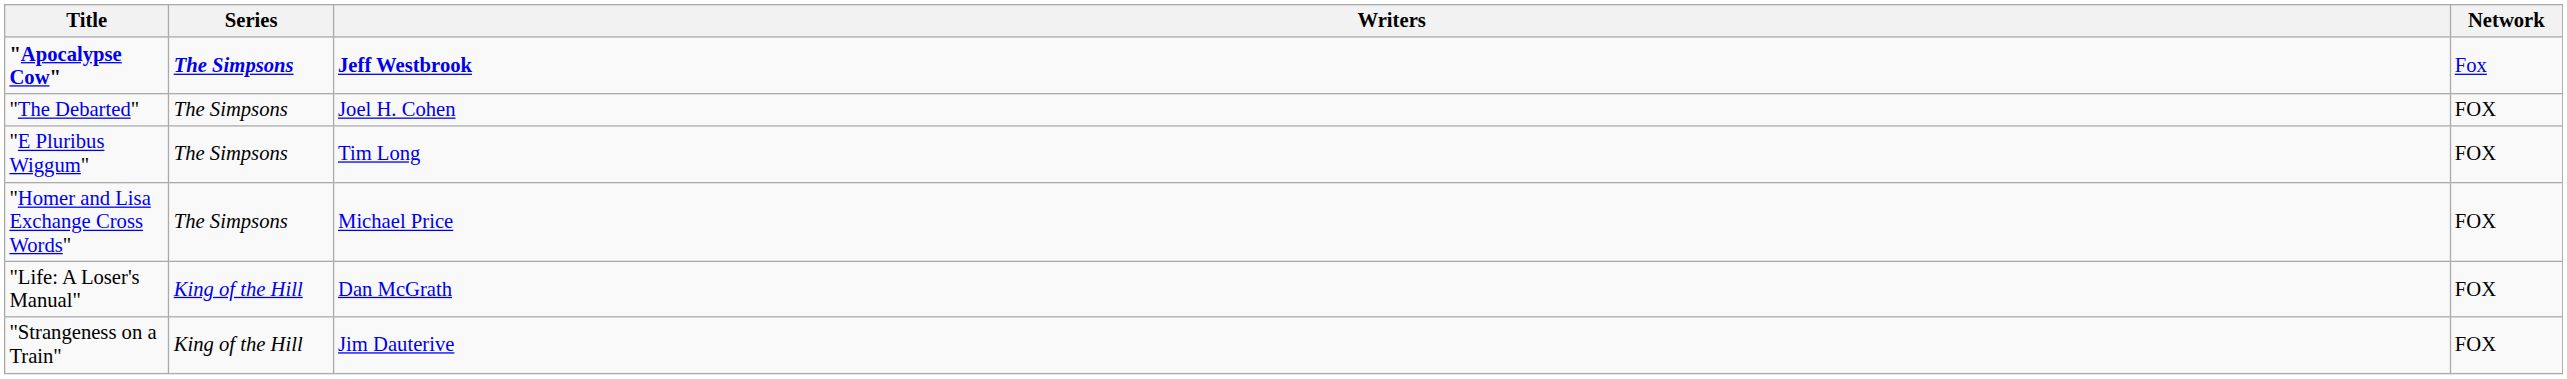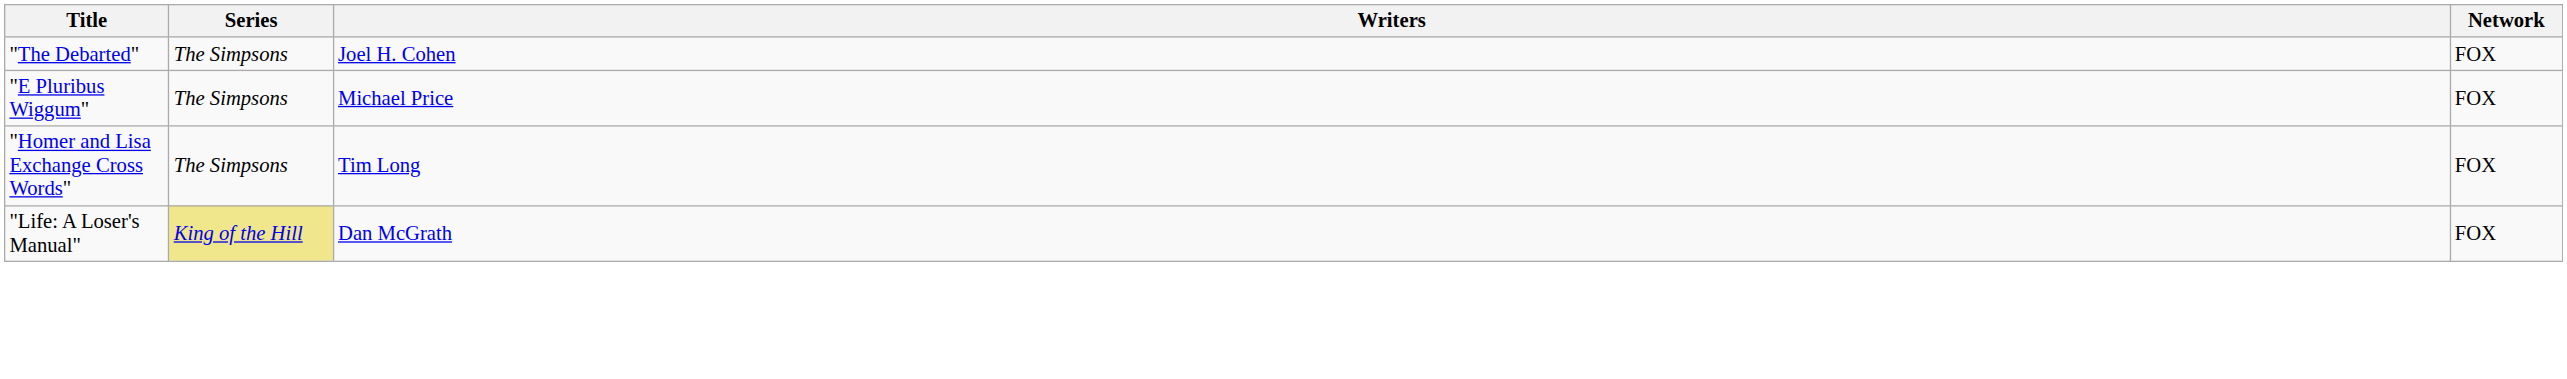- row: (66, 65)
(379, 153) Tim Long -> (396, 97) Michael Price
(396, 221) Michael Price -> (379, 165) Tim Long
(238, 289) no background -> (238, 233) khaki background
- row: (83, 344)
